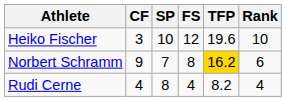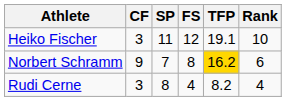(165, 39) 10 -> (165, 39) 11
(221, 39) 19.6 -> (221, 39) 19.1
(139, 85) 4 -> (139, 85) 3
